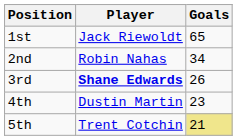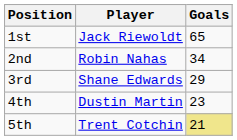(131, 81) bold -> (131, 81) normal
(197, 81) 26 -> (197, 81) 29
